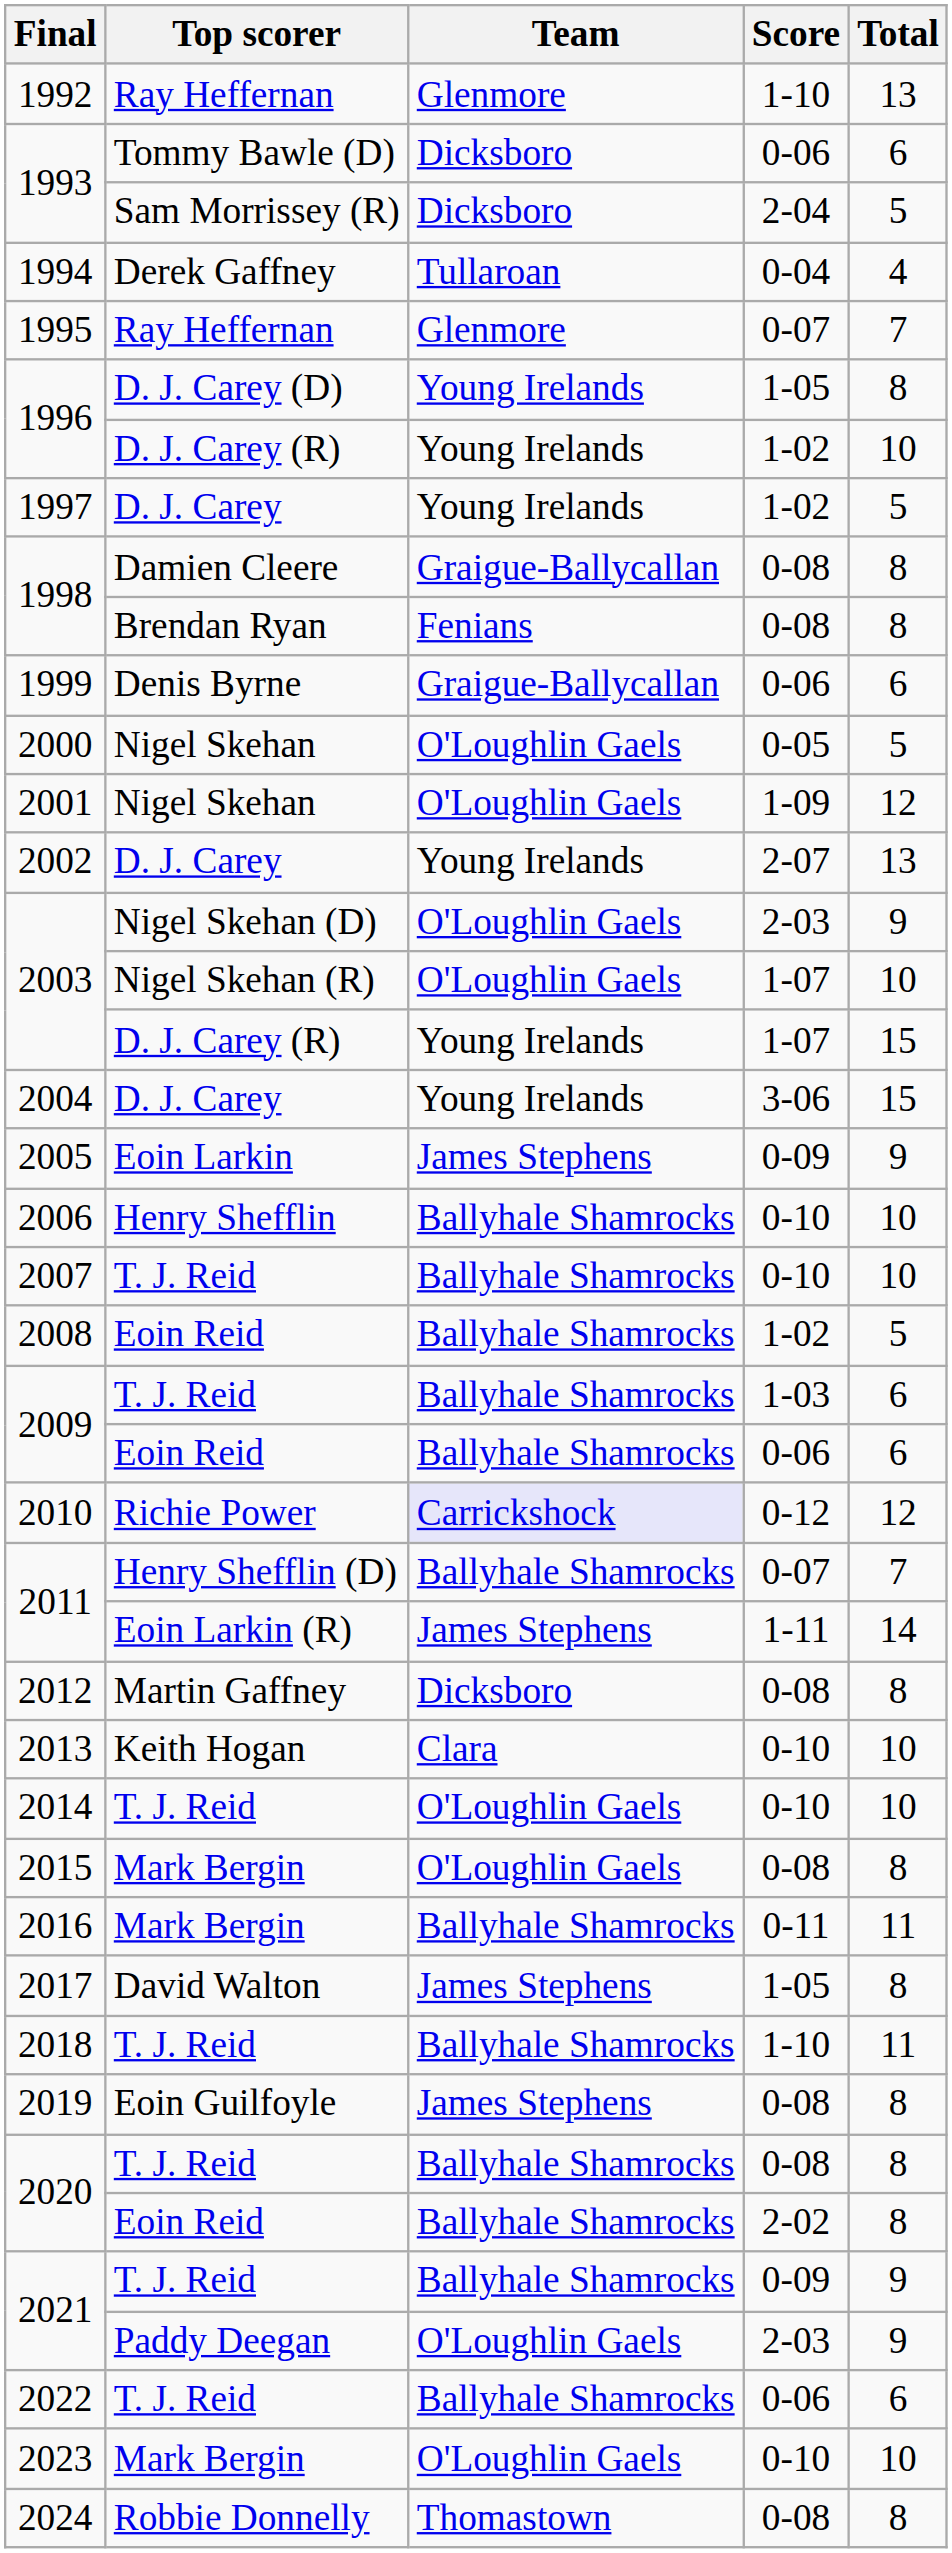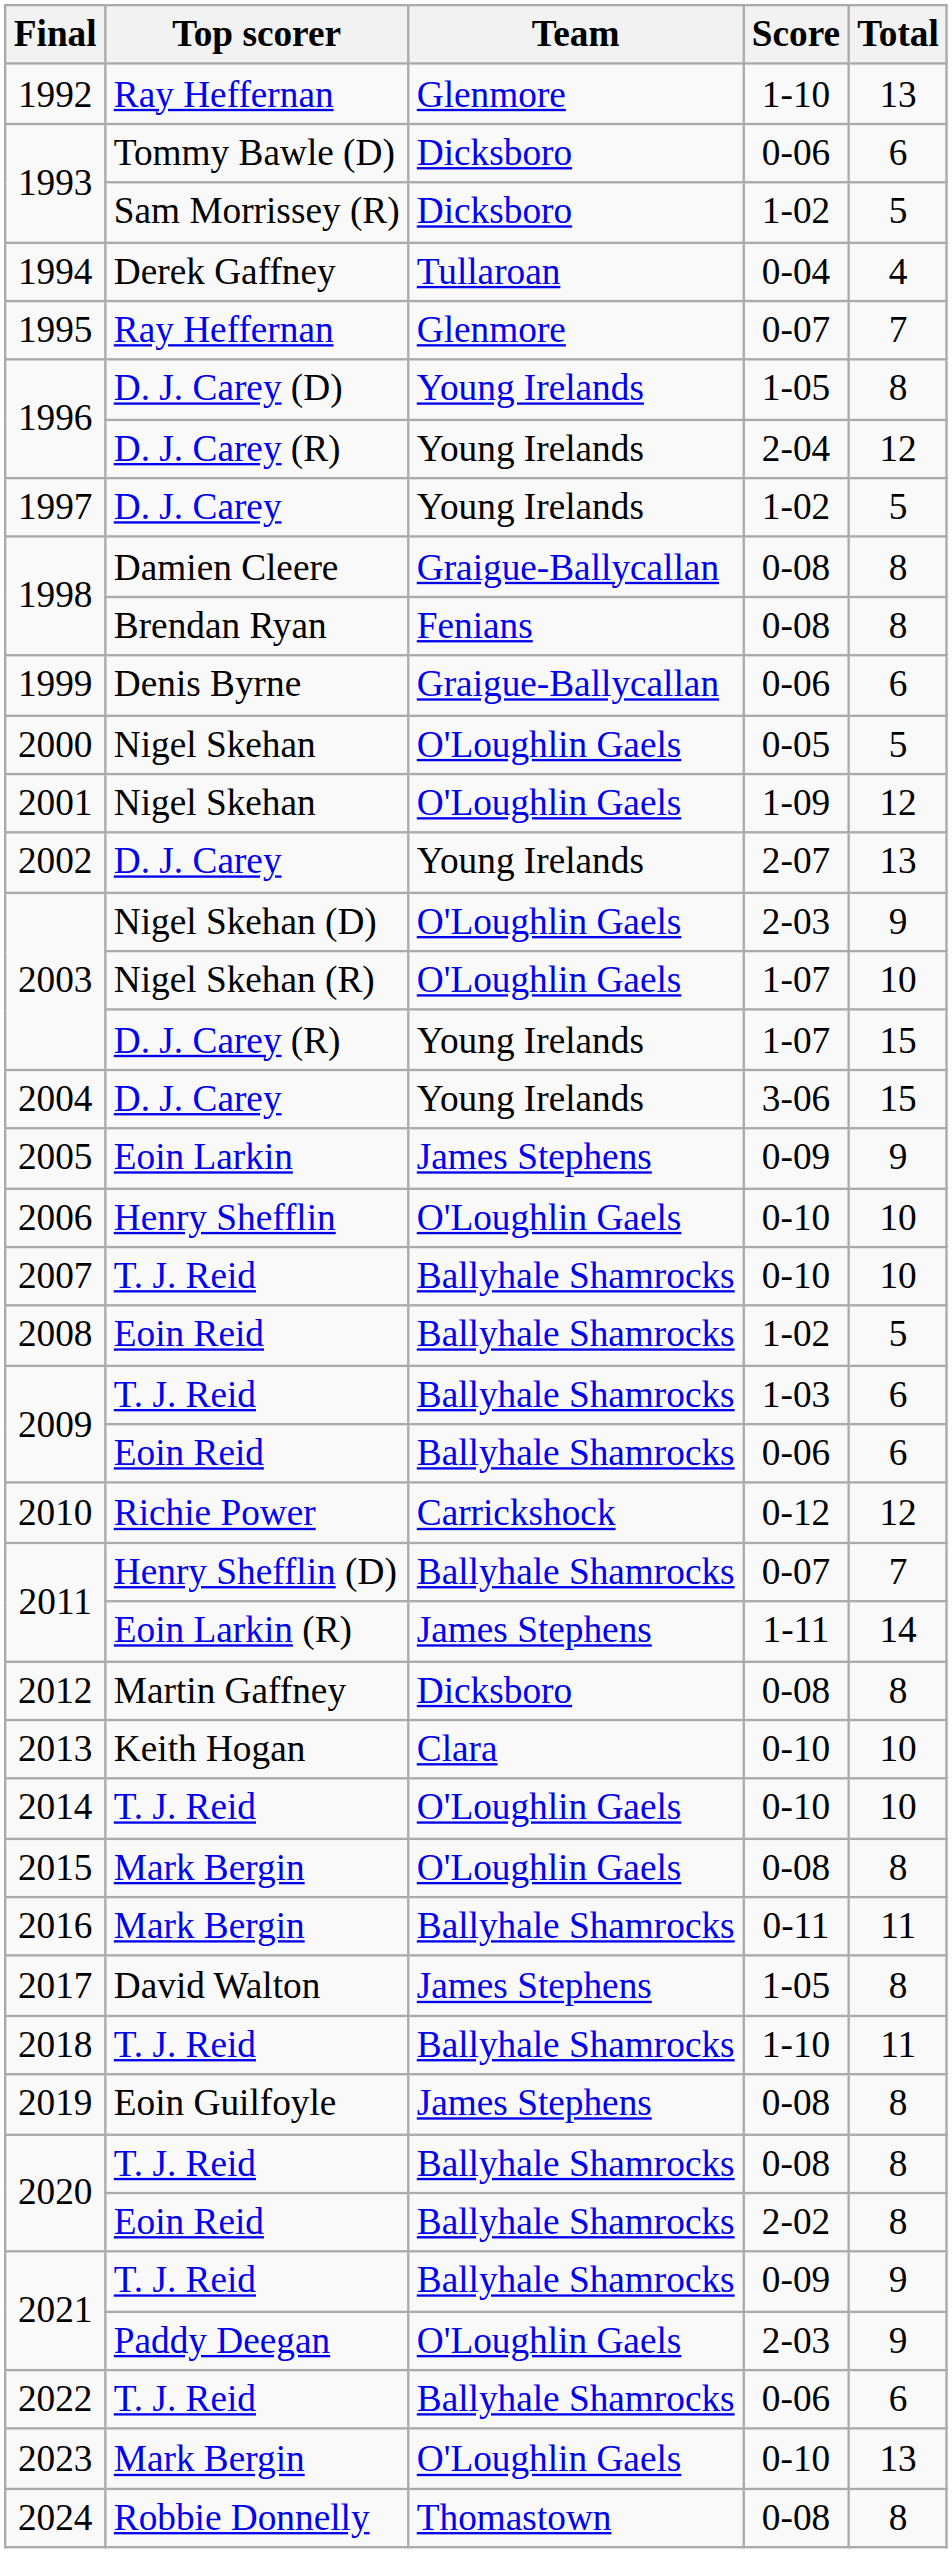(796, 211) 2-04 -> (796, 211) 1-02
(796, 447) 1-02 -> (796, 447) 2-04
(898, 447) 10 -> (898, 447) 12
(576, 1216) Ballyhale Shamrocks -> (549, 1216) O'Loughlin Gaels
(516, 1512) lavender background -> (516, 1512) no background
(898, 2458) 10 -> (898, 2458) 13
